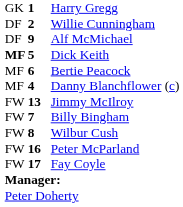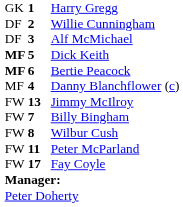(31, 39) 9 -> (31, 39) 3
(14, 70) normal -> (15, 70) bold
(34, 148) 16 -> (34, 148) 11
